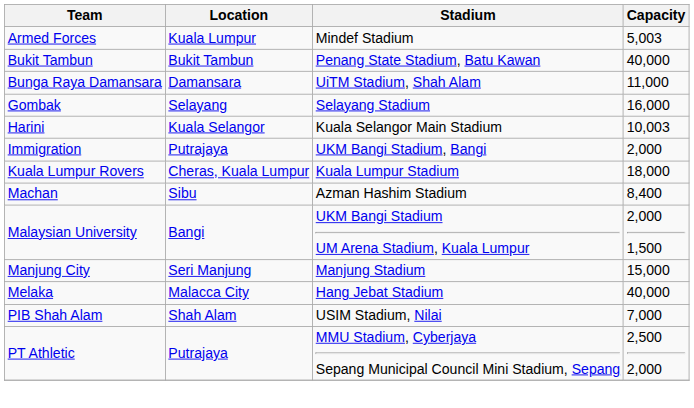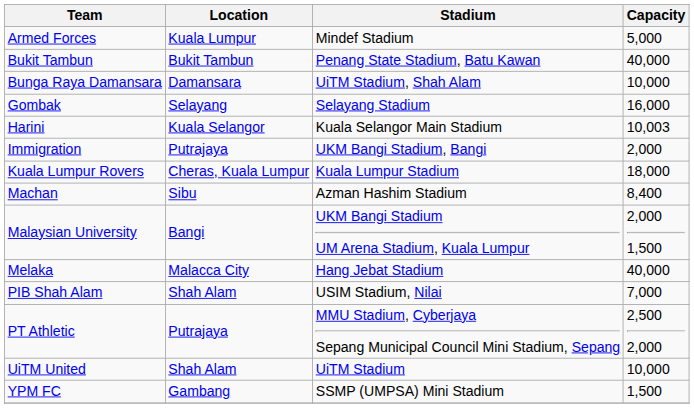(644, 37) 5,003 -> (644, 37) 5,000
(648, 82) 11,000 -> (648, 82) 10,000
- row: (49, 270)
+ row: (47, 369)
+ row: (34, 391)
